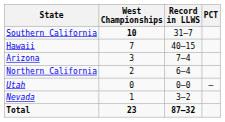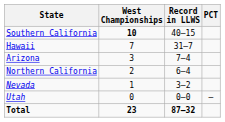(183, 33) 31–7 -> (183, 33) 40–15
(183, 46) 40–15 -> (183, 46) 31–7
rows swapped: (21, 97) <-> (16, 85)
